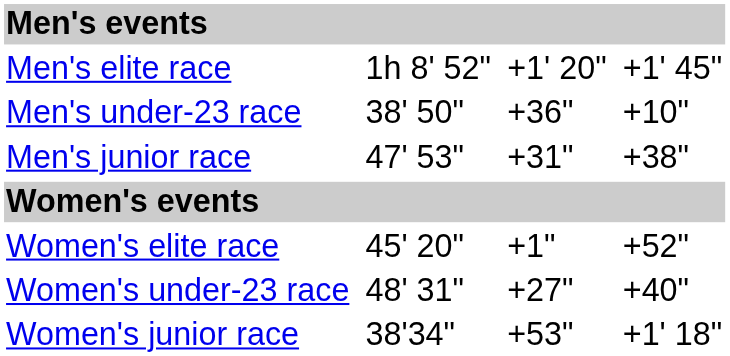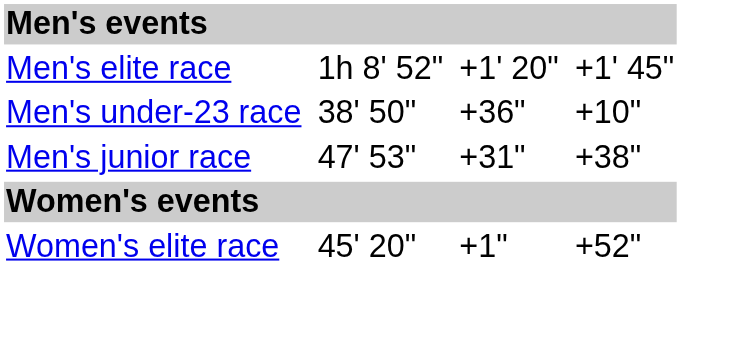- row: (178, 290)
- row: (153, 334)
